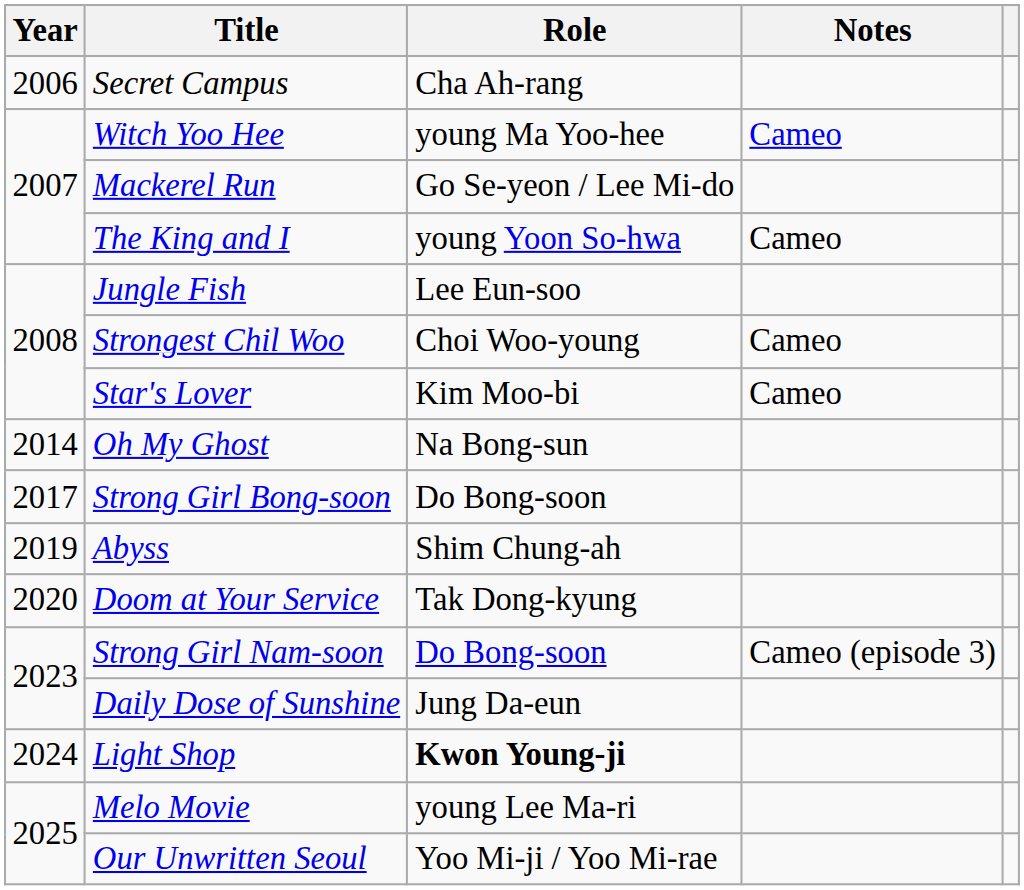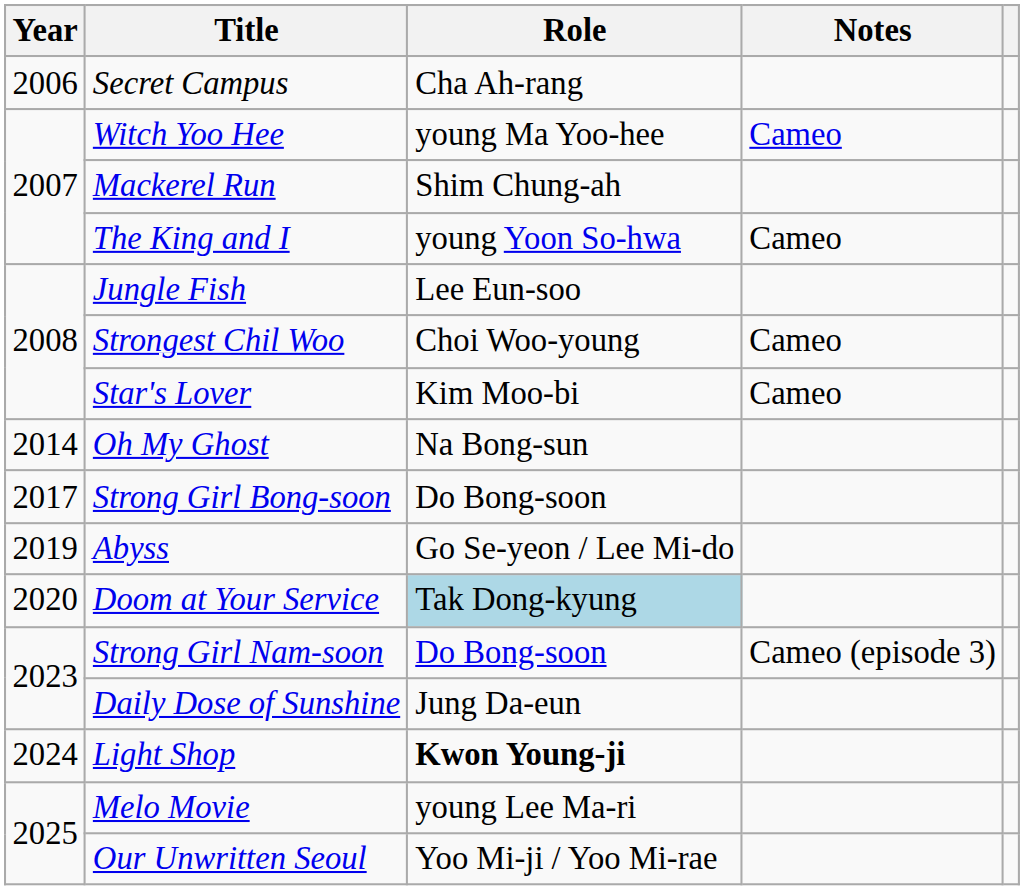(575, 185) Go Se-yeon / Lee Mi-do -> (518, 185) Shim Chung-ah
(518, 548) Shim Chung-ah -> (575, 548) Go Se-yeon / Lee Mi-do
(526, 599) no background -> (526, 599) lightblue background
